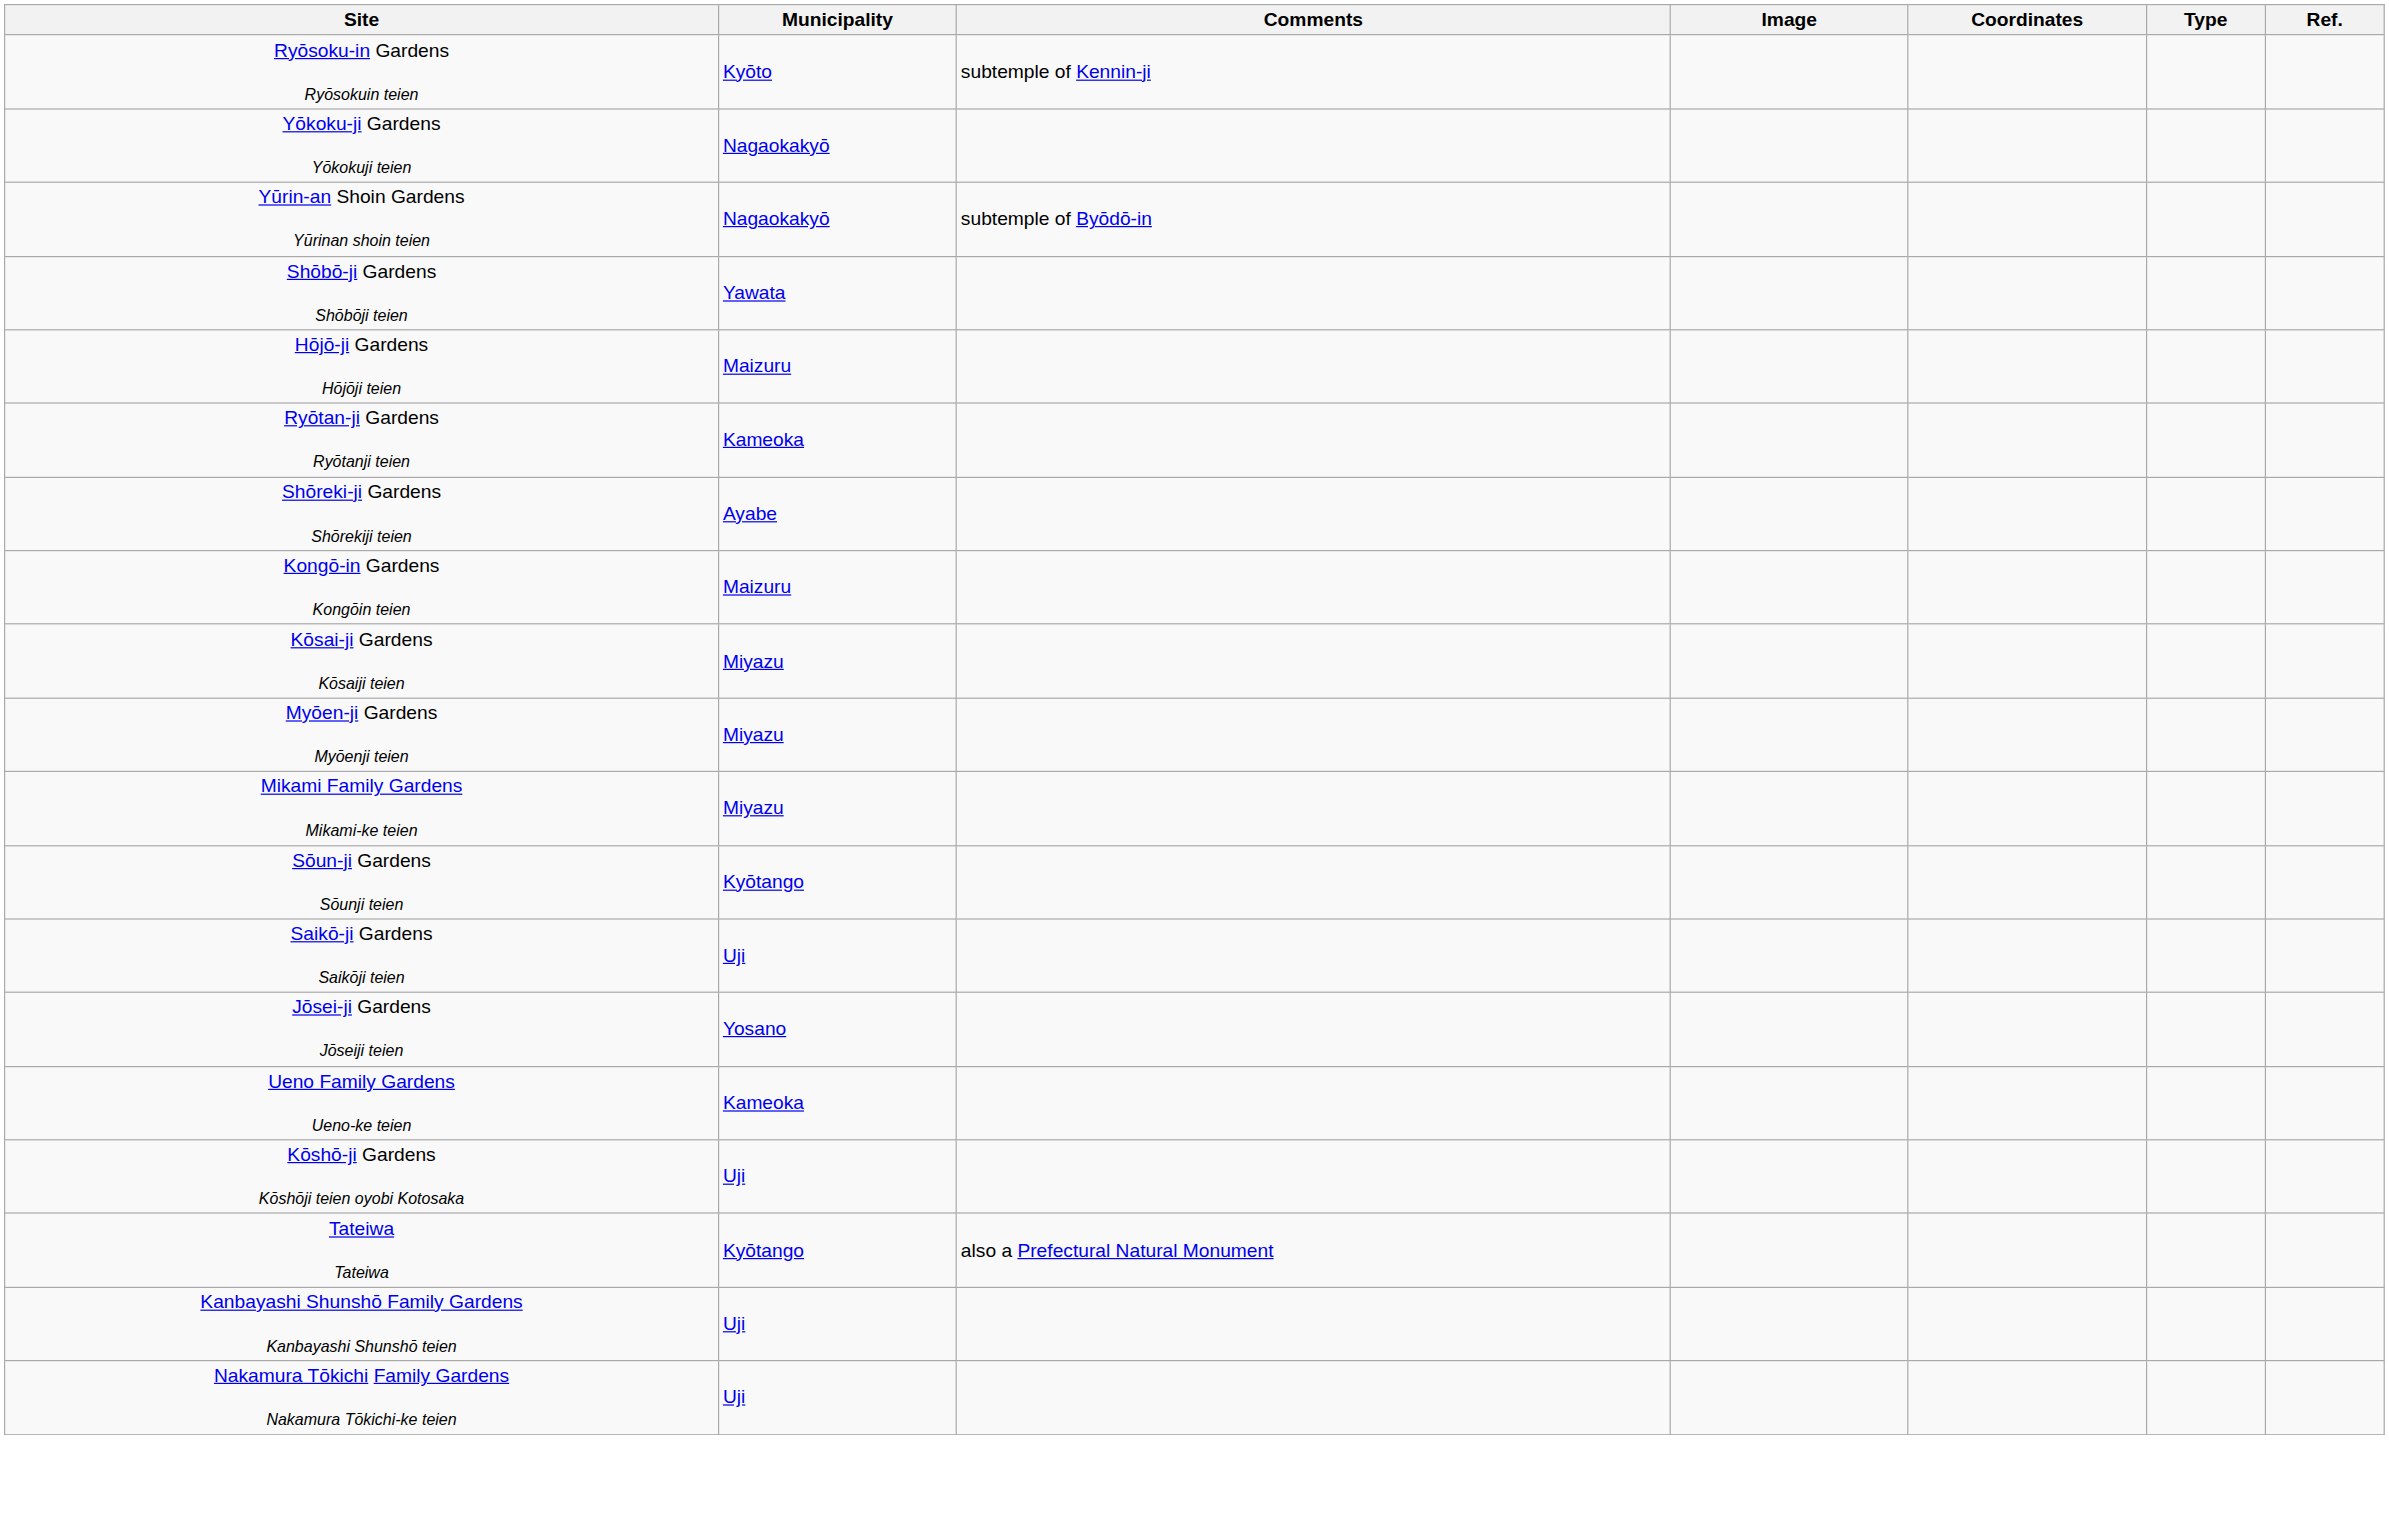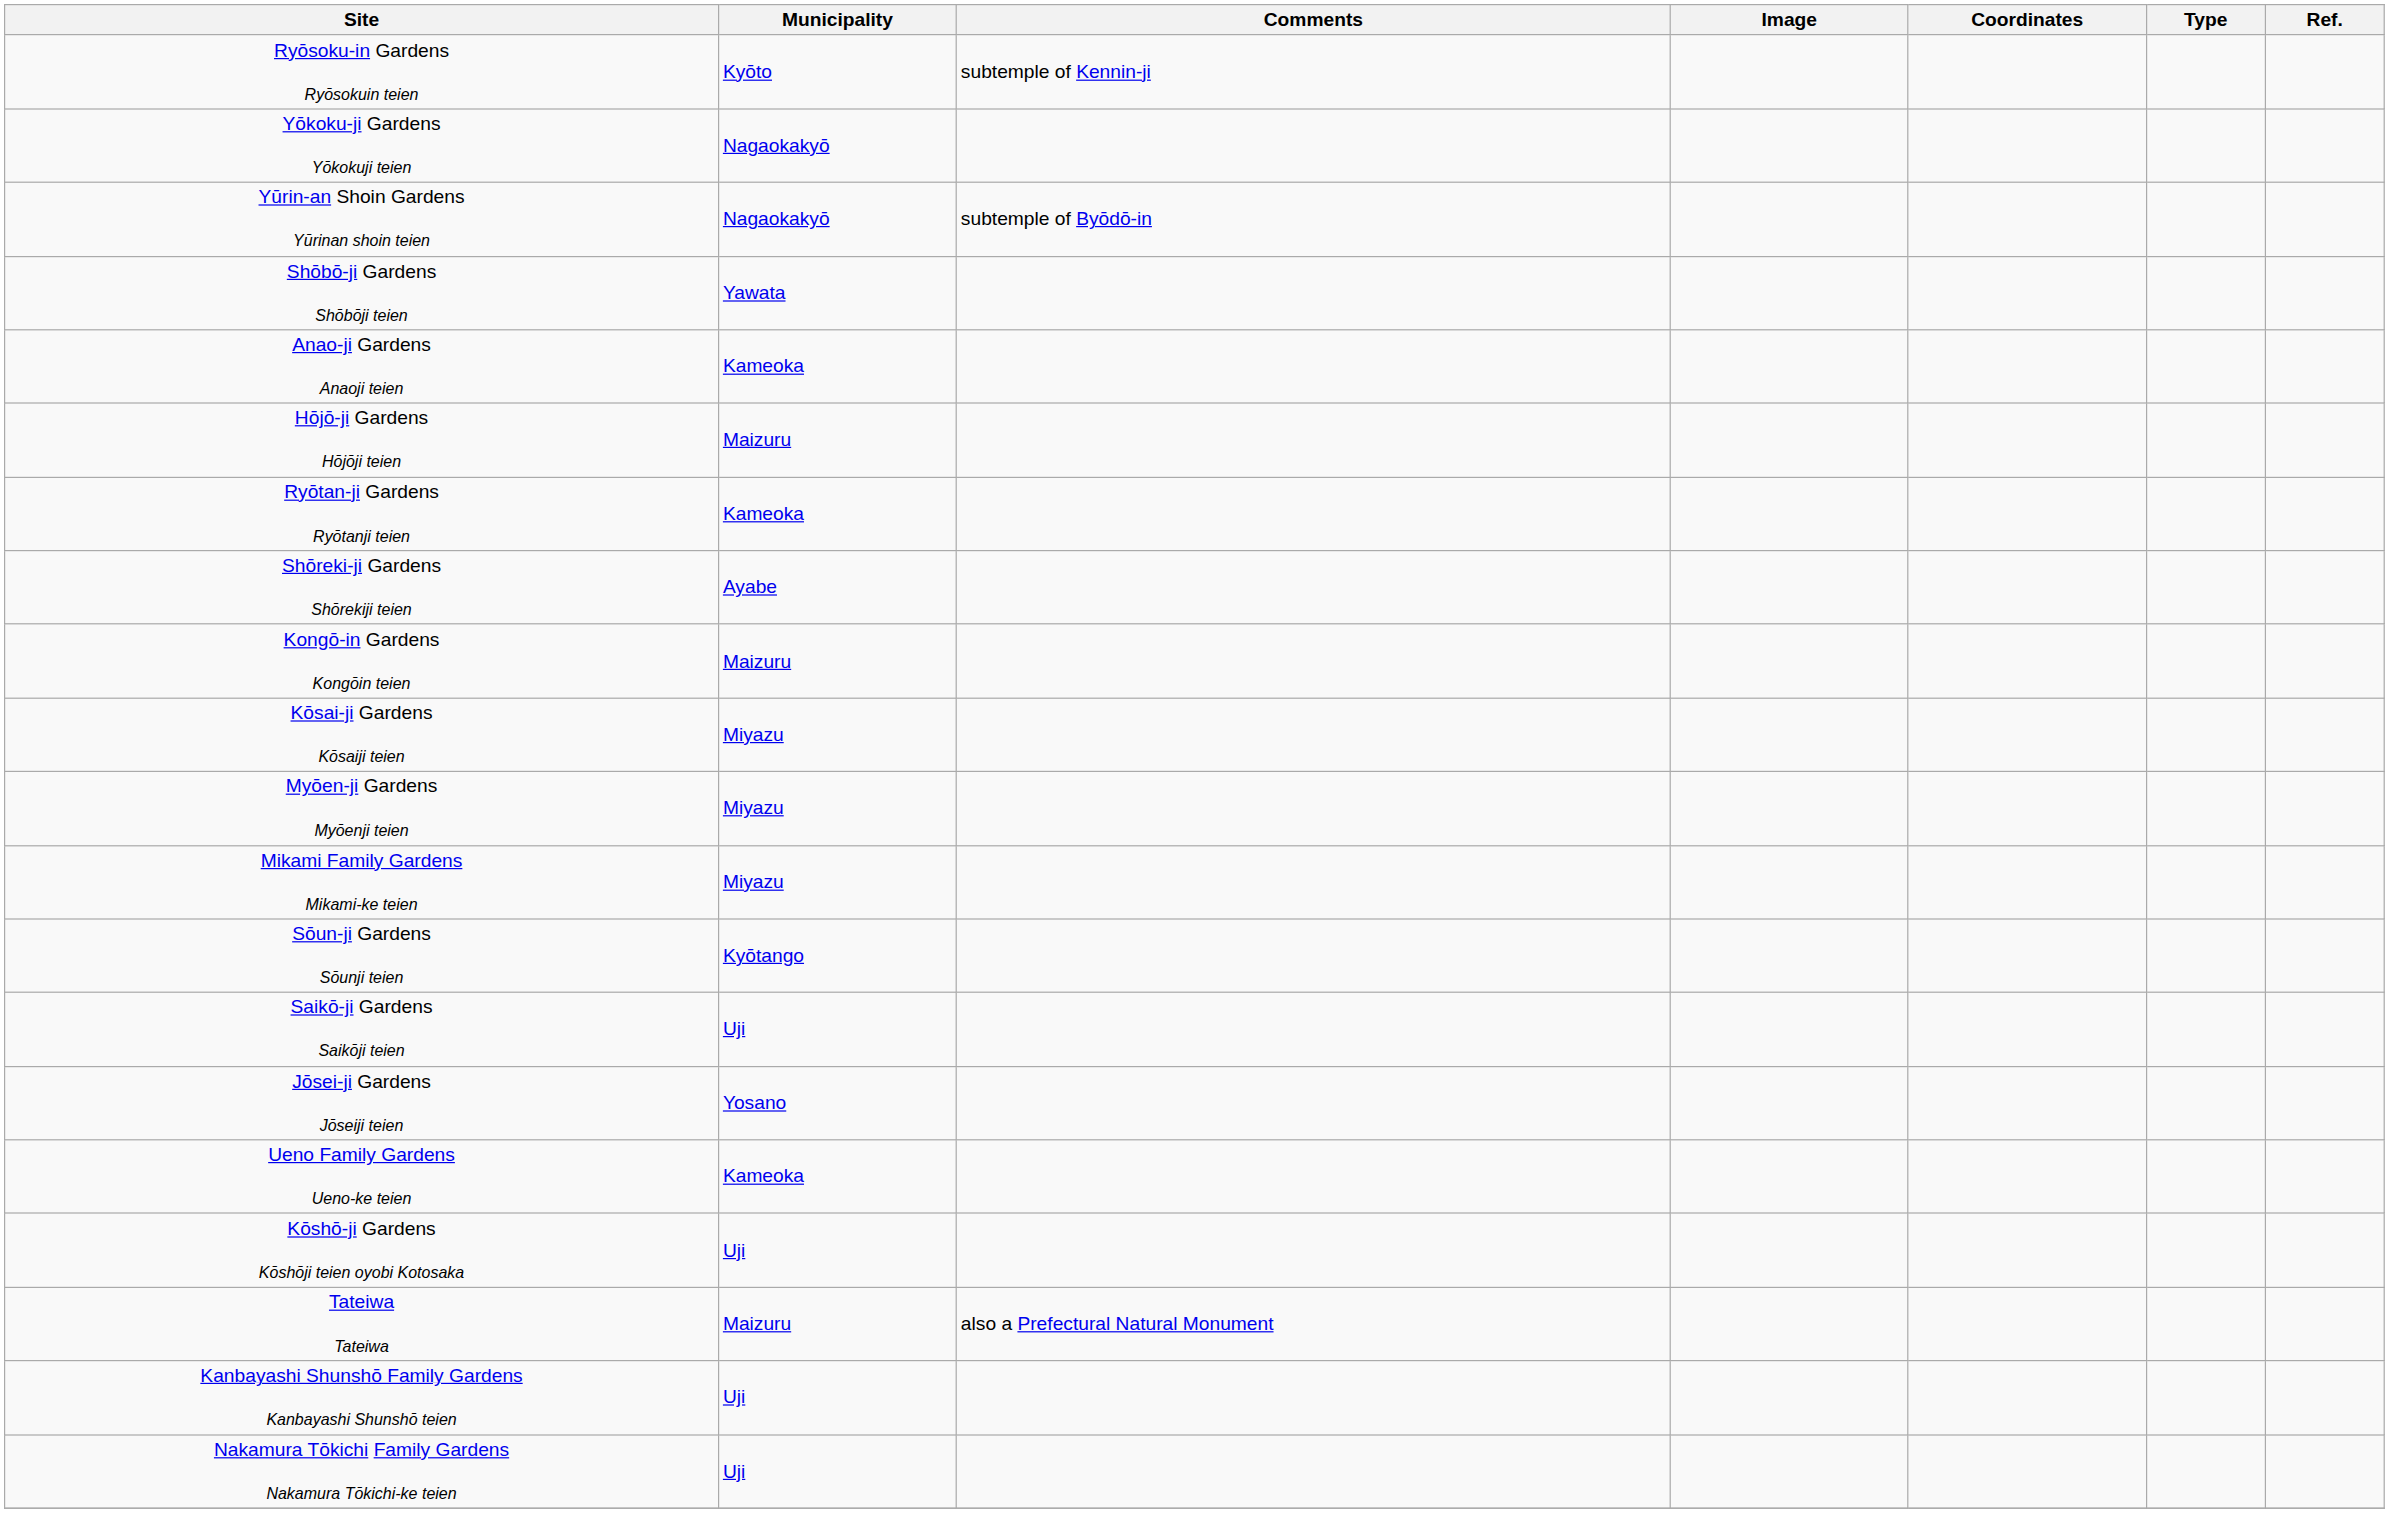+ row: (362, 366)
(763, 1250) Kyōtango -> (757, 1323) Maizuru
